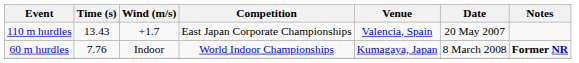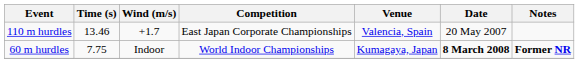(97, 31) 13.43 -> (97, 31) 13.46
(97, 49) 7.76 -> (97, 49) 7.75
(475, 49) normal -> (476, 49) bold
